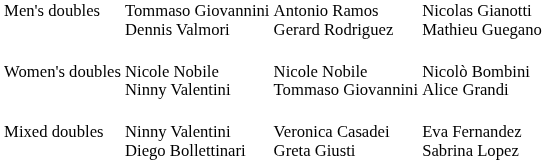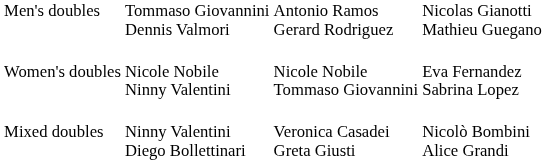(476, 80) Nicolò Bombini Alice Grandi -> (472, 80) Eva Fernandez Sabrina Lopez
(472, 141) Eva Fernandez Sabrina Lopez -> (476, 141) Nicolò Bombini Alice Grandi
